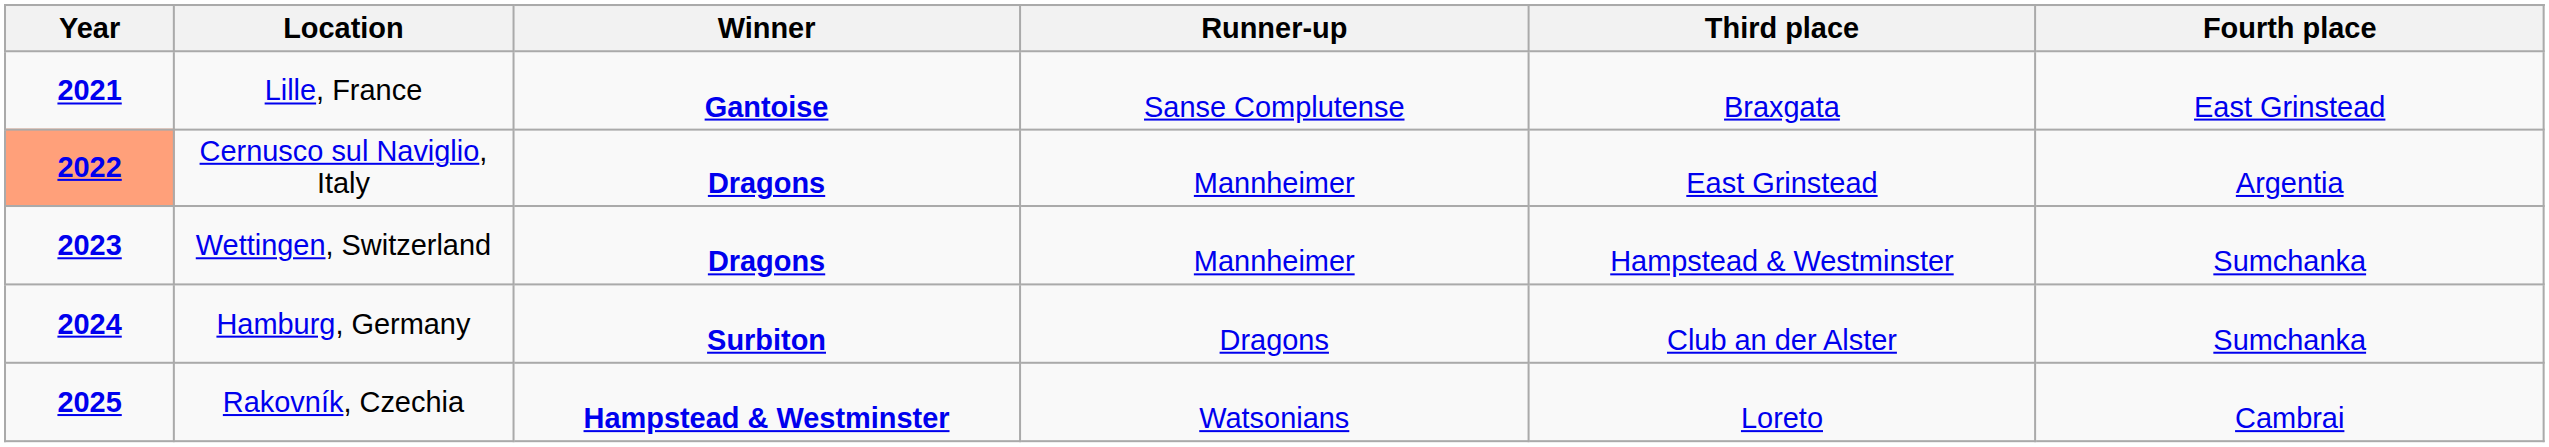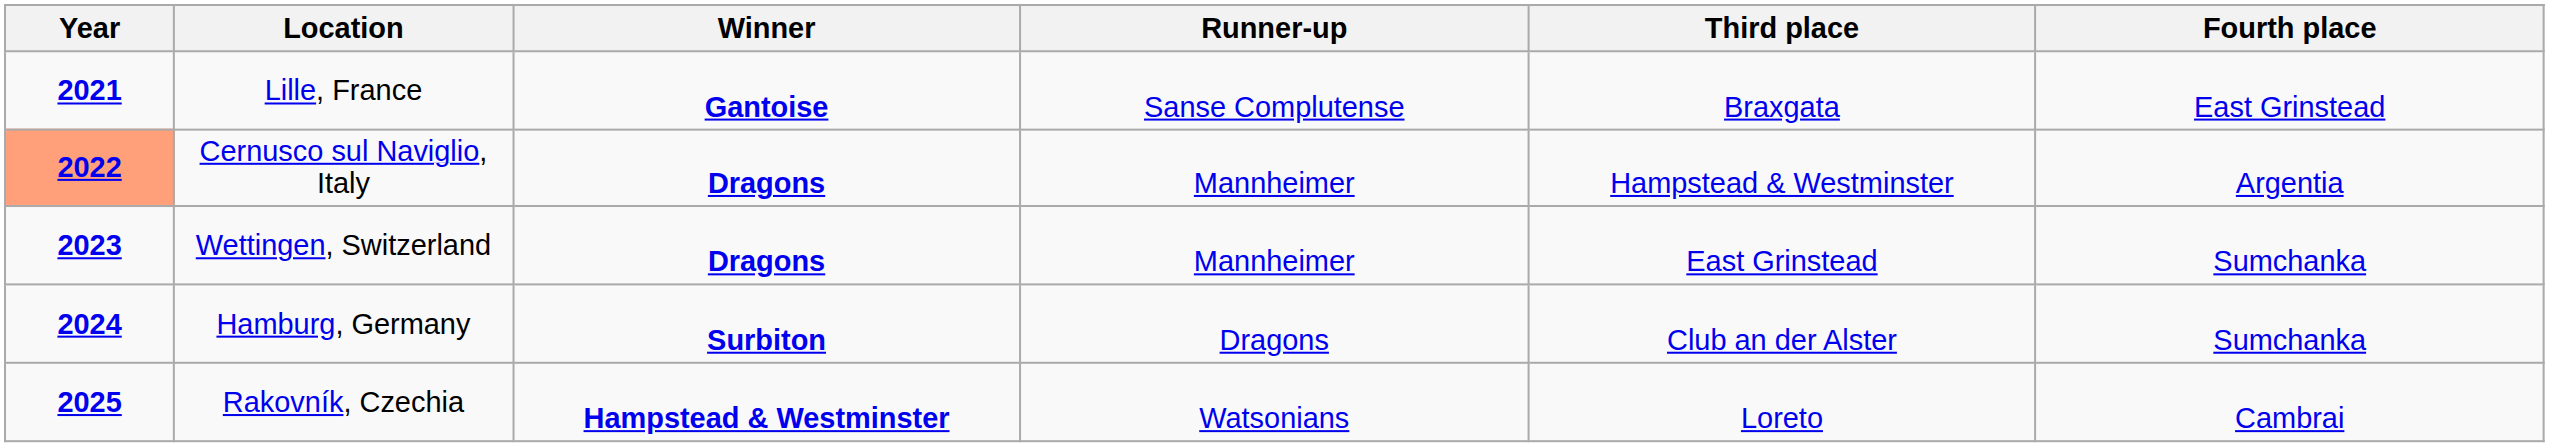(1782, 184) East Grinstead -> (1782, 184) Hampstead & Westminster
(1782, 262) Hampstead & Westminster -> (1782, 262) East Grinstead
